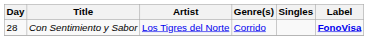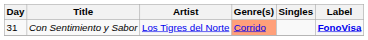(12, 27) 28 -> (12, 27) 31
(250, 27) no background -> (250, 27) lightsalmon background
